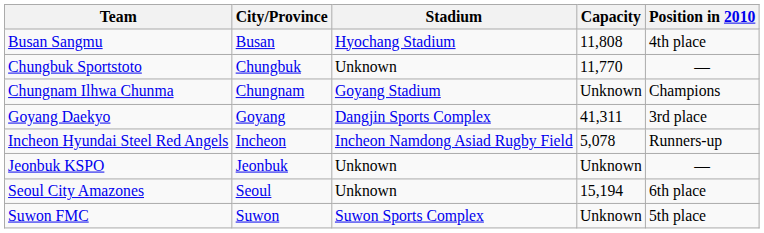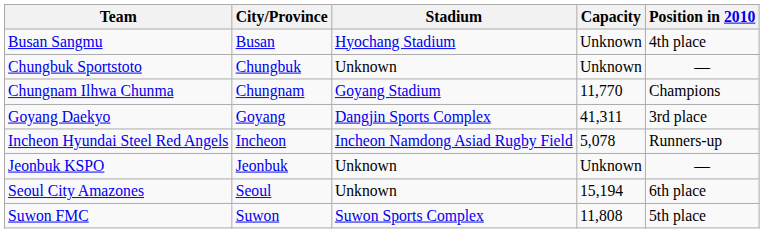(601, 41) 11,808 -> (611, 41) Unknown
(601, 66) 11,770 -> (611, 66) Unknown
(611, 91) Unknown -> (601, 91) 11,770
(611, 215) Unknown -> (601, 215) 11,808
